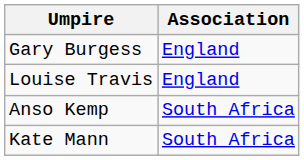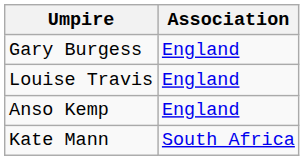(228, 110) South Africa -> (201, 110) England
